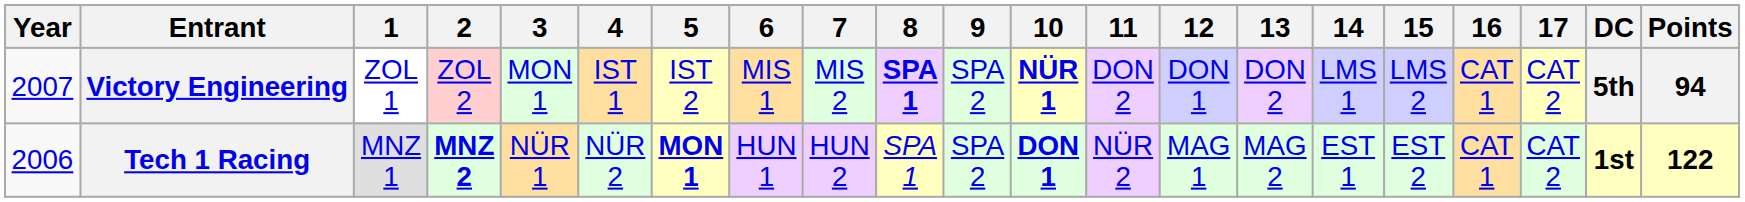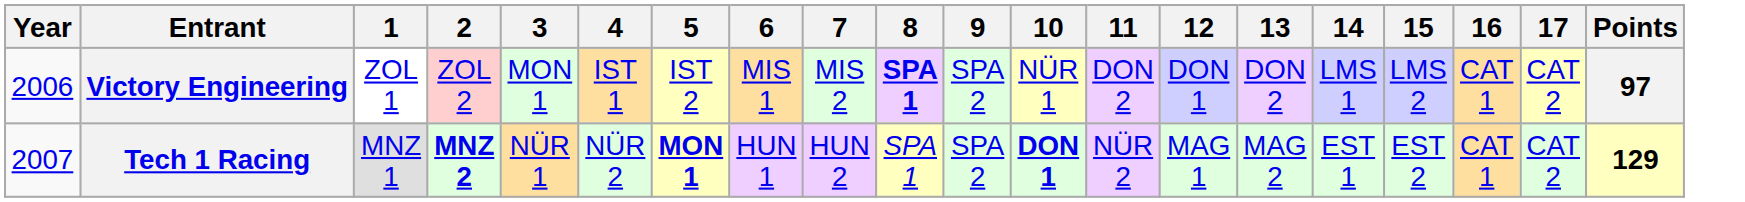- column: (1614, 26)
(42, 86) 2007 -> (42, 86) 2006
(1048, 86) bold -> (1048, 86) normal
(1690, 86) 94 -> (1635, 86) 97
(42, 160) 2006 -> (42, 160) 2007
(1690, 160) 122 -> (1635, 160) 129
